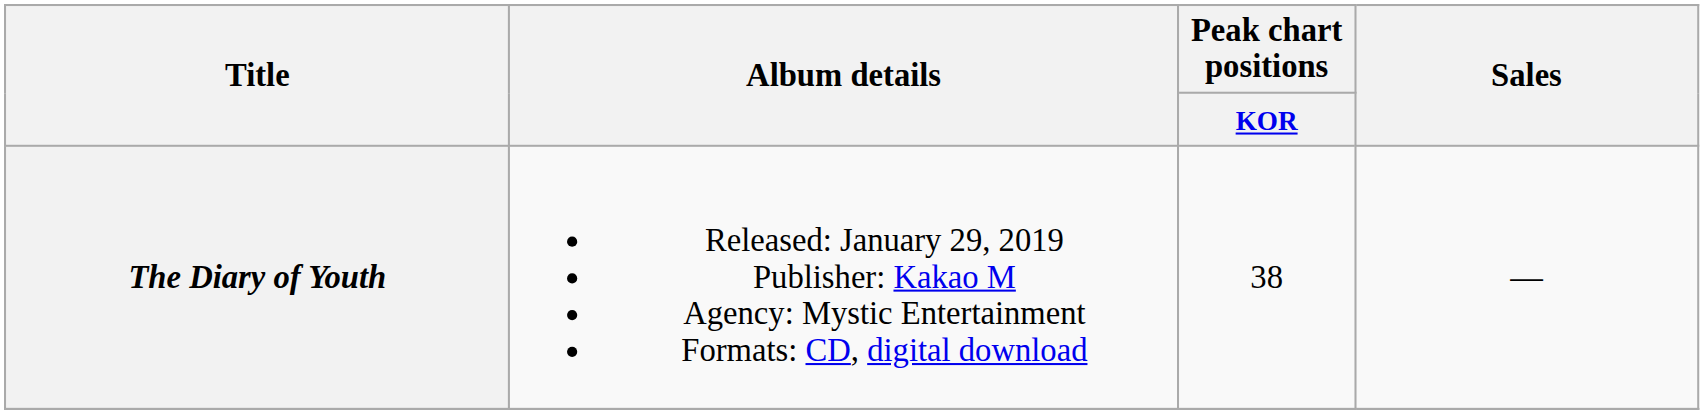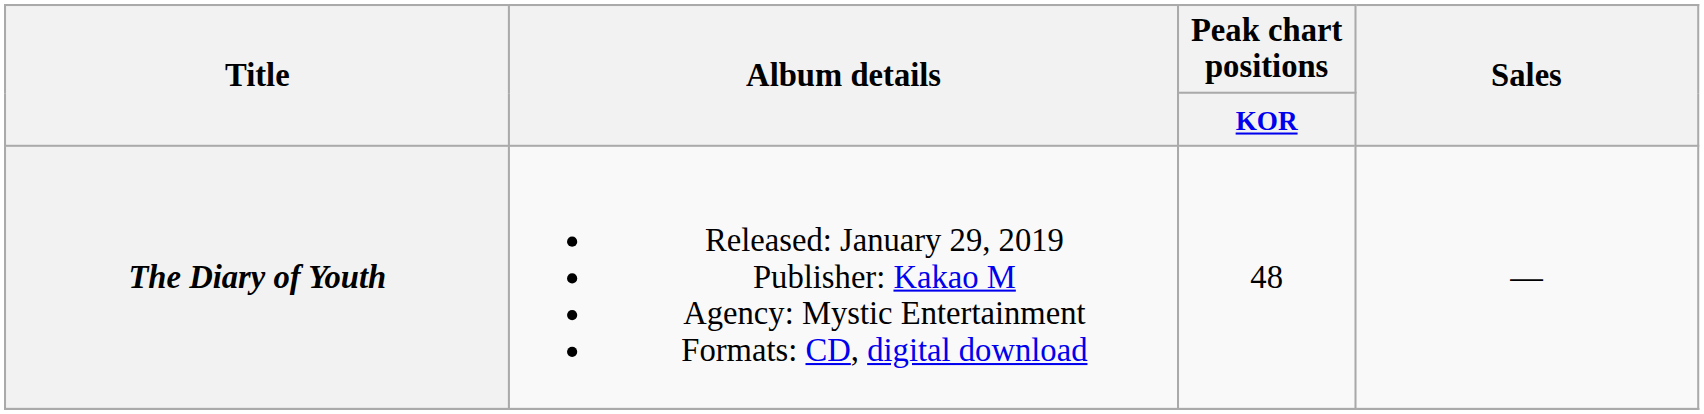(1267, 276) 38 -> (1267, 276) 48
